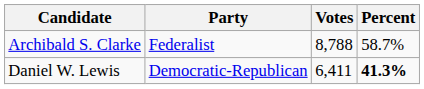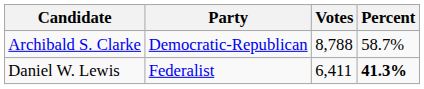(181, 44) Federalist -> (228, 44) Democratic-Republican
(228, 70) Democratic-Republican -> (181, 70) Federalist
